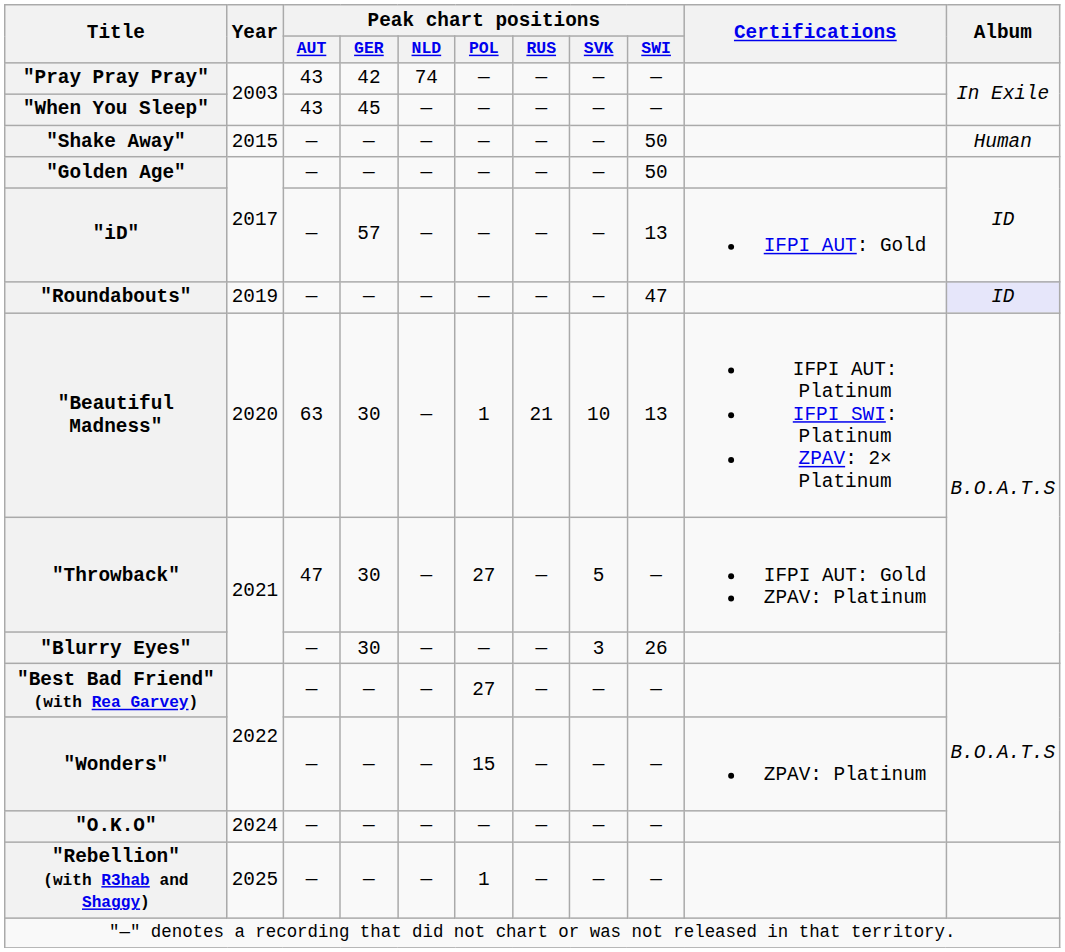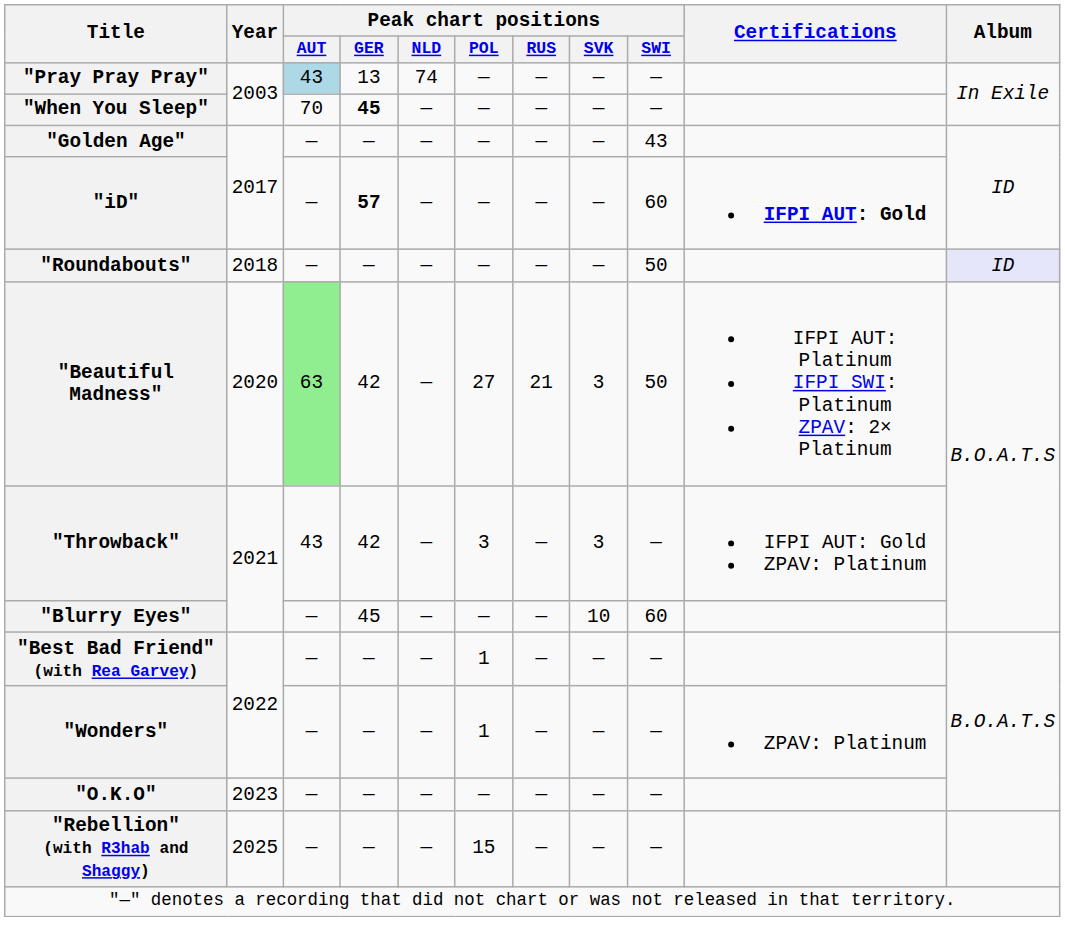(311, 78) no background -> (311, 78) lightblue background
(369, 78) 42 -> (369, 78) 13
(311, 110) 43 -> (311, 110) 70
(369, 110) normal -> (369, 110) bold
- row: (116, 141)
(656, 173) 50 -> (656, 141) 43
(369, 235) normal -> (369, 203) bold
(656, 235) 13 -> (656, 203) 60
(815, 246) normal -> (815, 214) bold
(255, 297) 2019 -> (255, 265) 2018
(656, 297) 47 -> (656, 265) 50
(311, 415) no background -> (311, 383) lightgreen background
(369, 415) 30 -> (369, 383) 42
(484, 415) 1 -> (484, 383) 27
(599, 415) 10 -> (599, 383) 3
(656, 415) 13 -> (656, 383) 50
(311, 575) 47 -> (311, 543) 43
(369, 575) 30 -> (369, 543) 42
(484, 575) 27 -> (484, 543) 3
(599, 575) 5 -> (599, 543) 3
(369, 648) 30 -> (369, 616) 45
(599, 648) 3 -> (599, 616) 10
(656, 648) 26 -> (656, 616) 60
(484, 691) 27 -> (484, 659) 1
(484, 764) 15 -> (484, 732) 1
(255, 826) 2024 -> (255, 795) 2023
(484, 880) 1 -> (484, 848) 15
